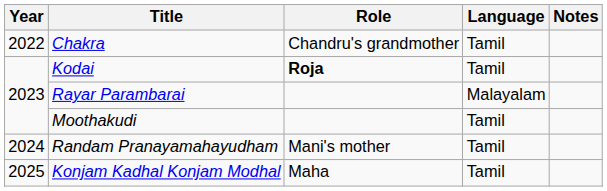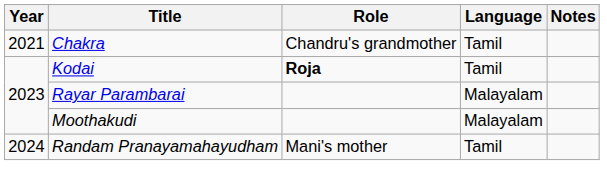(26, 43) 2022 -> (26, 43) 2021
(486, 120) Tamil -> (503, 120) Malayalam
- row: (166, 172)
